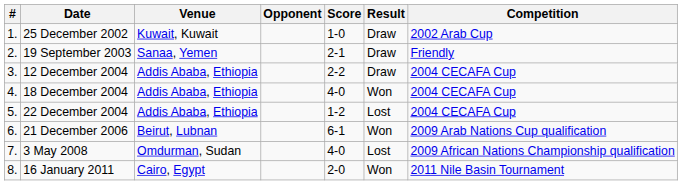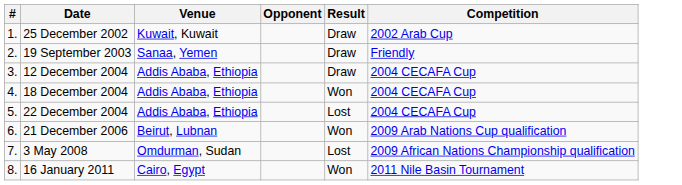- column: (344, 14)
